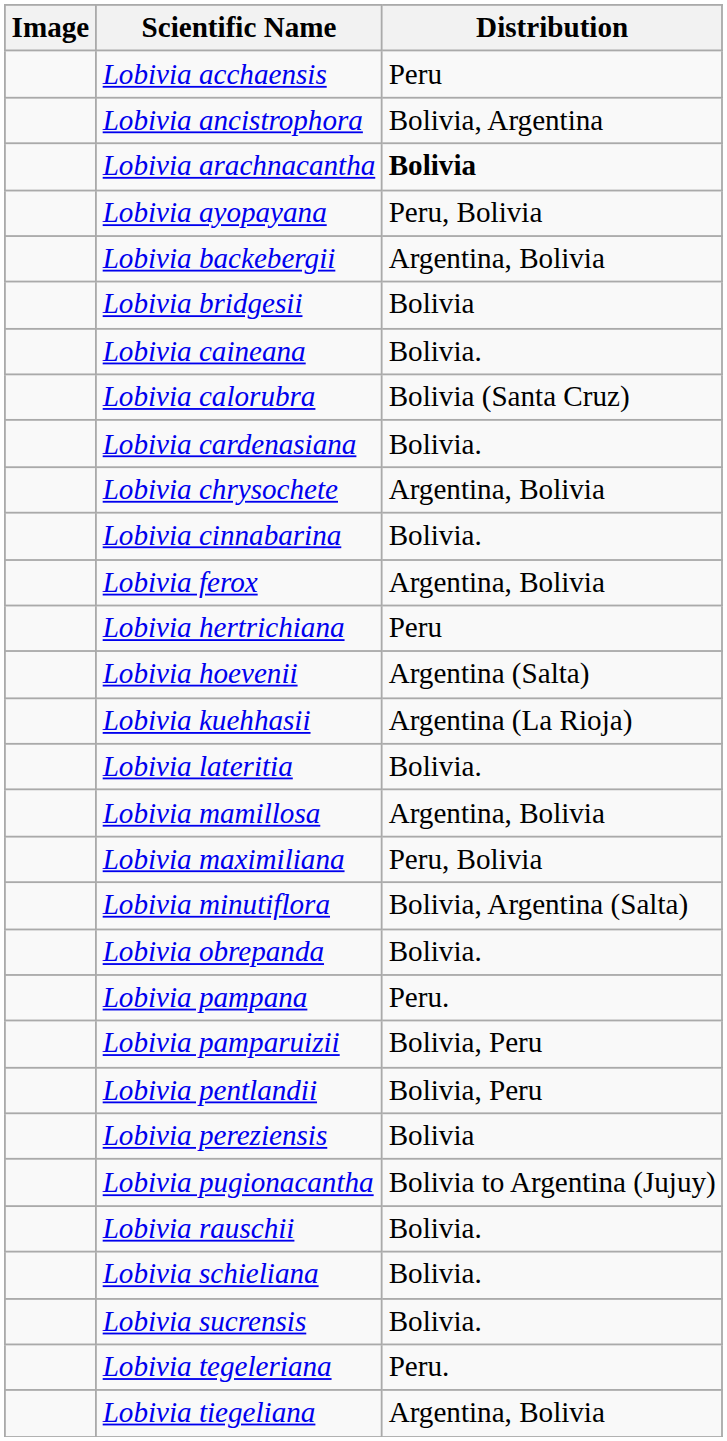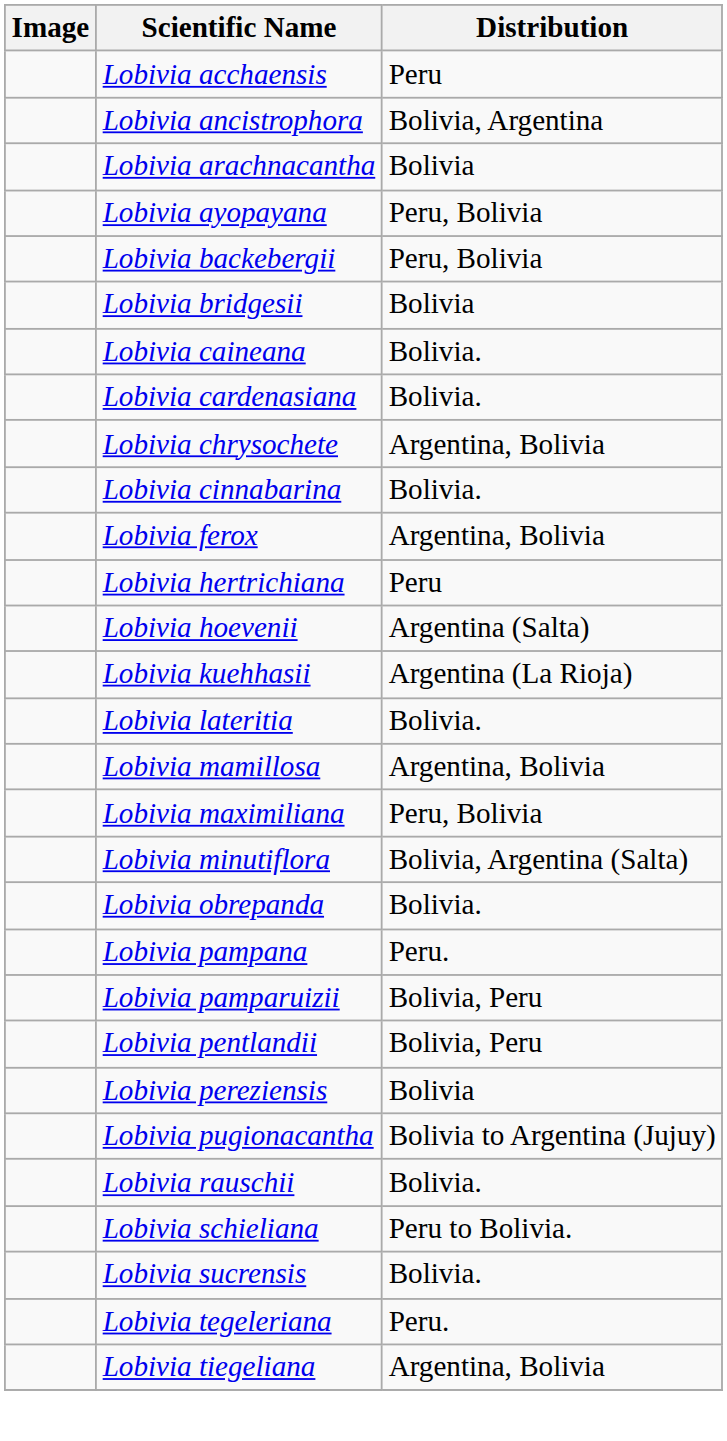(432, 166) bold -> (432, 166) normal
(497, 258) Argentina, Bolivia -> (466, 258) Peru, Bolivia
- row: (209, 397)
(435, 1274) Bolivia. -> (480, 1228) Peru to Bolivia.
